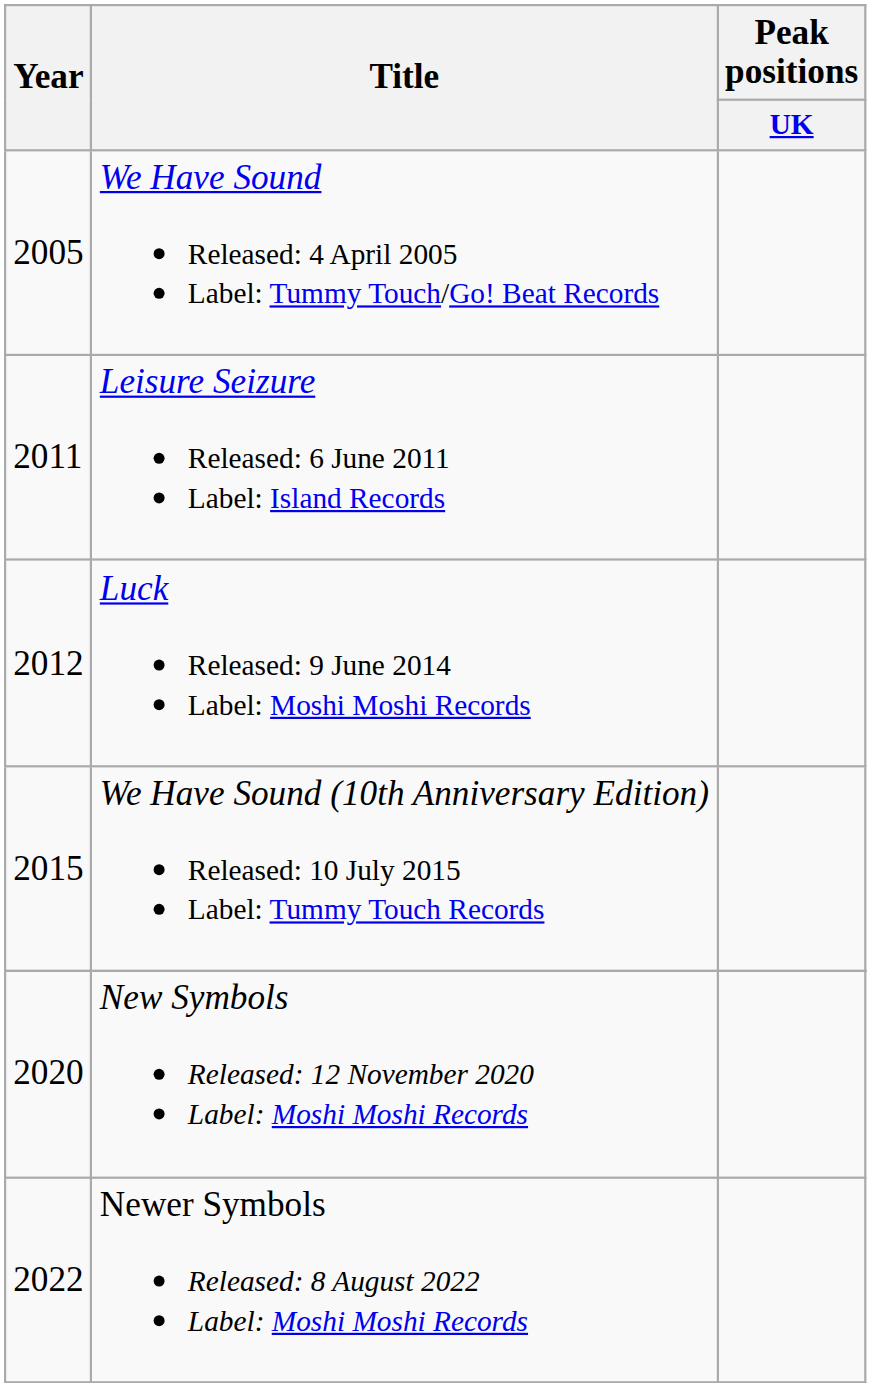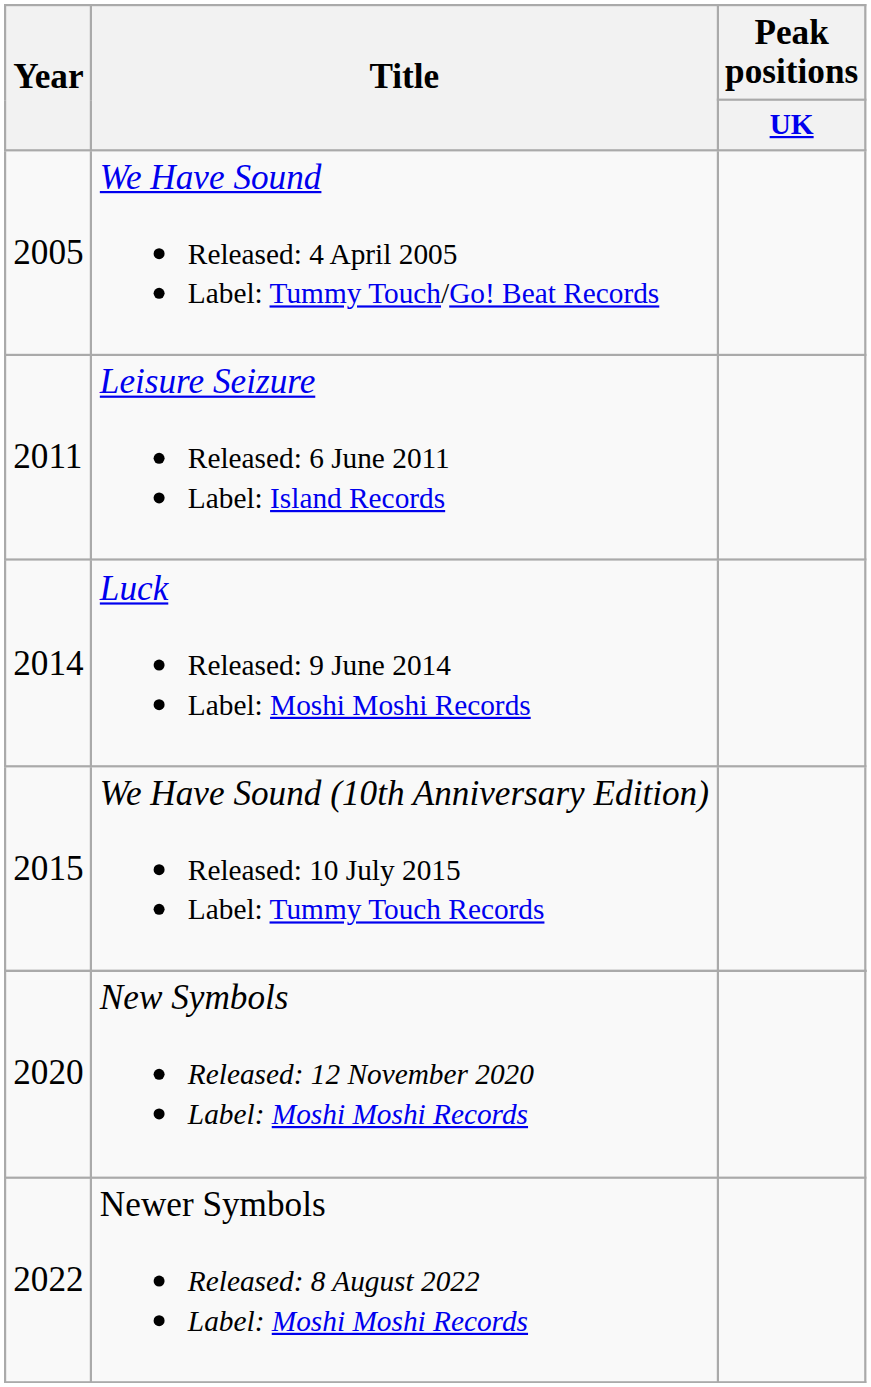(48, 662) 2012 -> (48, 662) 2014
